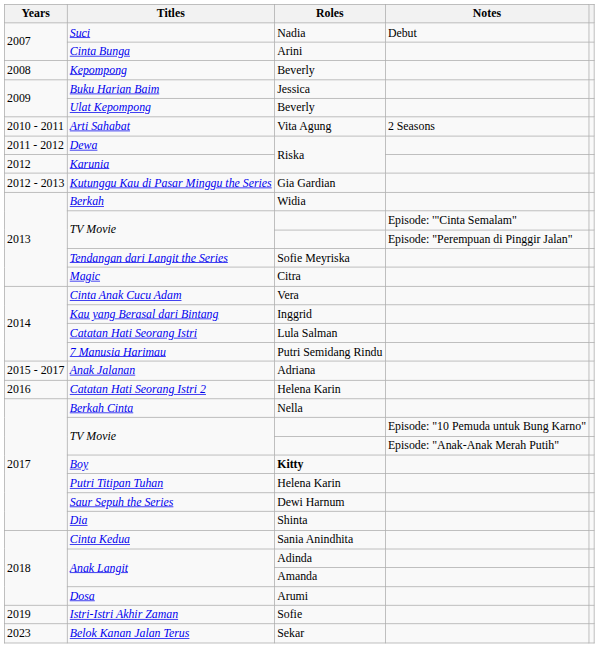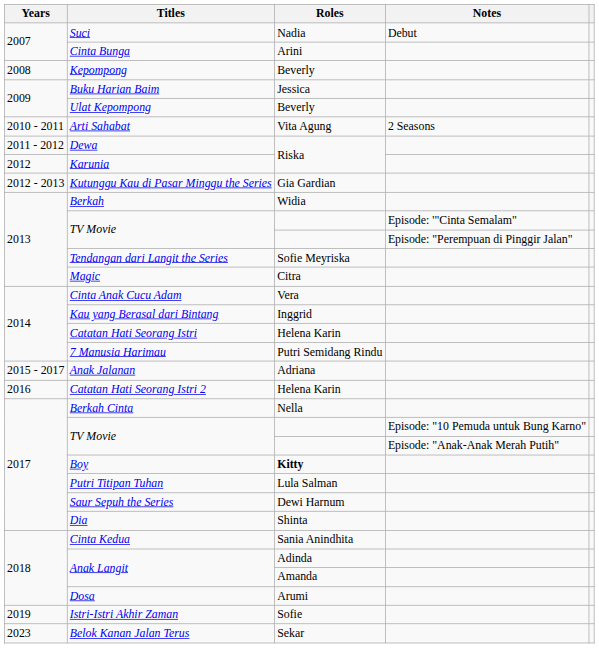(307, 333) Lula Salman -> (309, 333) Helena Karin
(309, 483) Helena Karin -> (307, 483) Lula Salman
